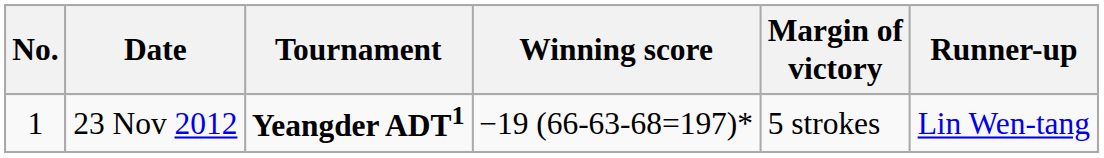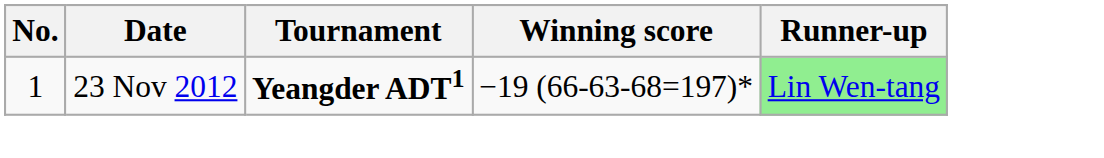- column: (835, 49)
(1004, 122) no background -> (854, 85) lightgreen background
